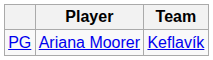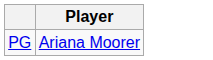- column: (176, 17)
